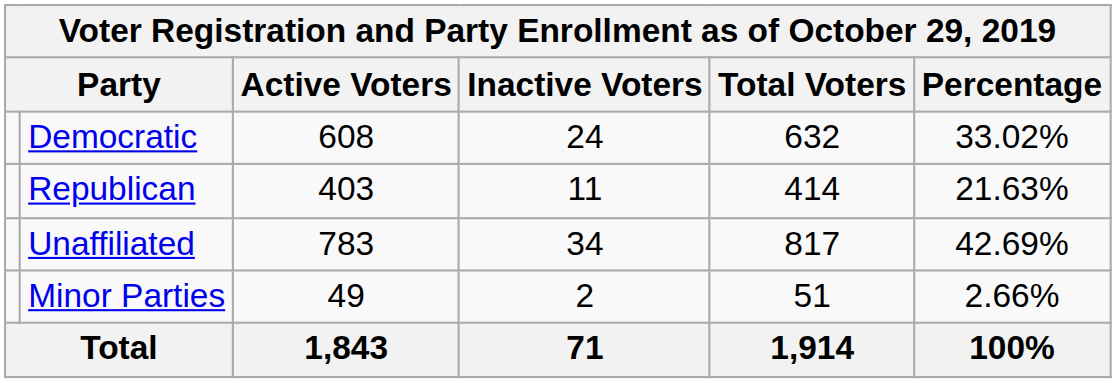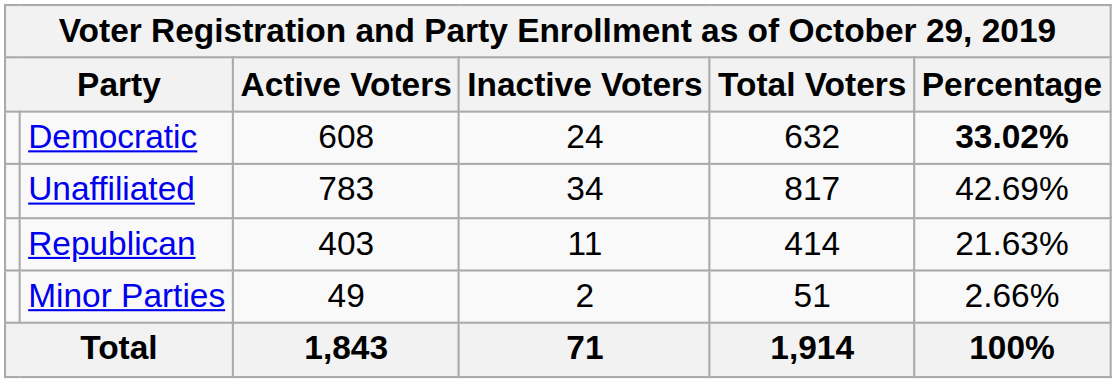(1012, 137) normal -> (1012, 137) bold
rows swapped: (112, 190) <-> (112, 243)
